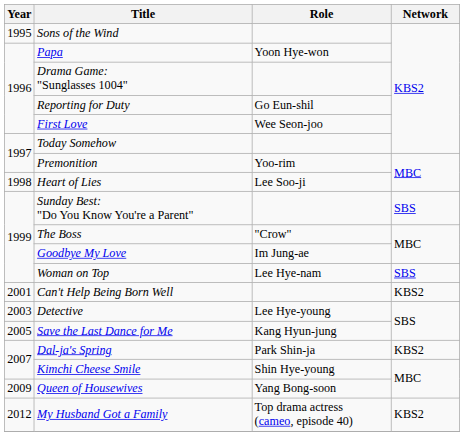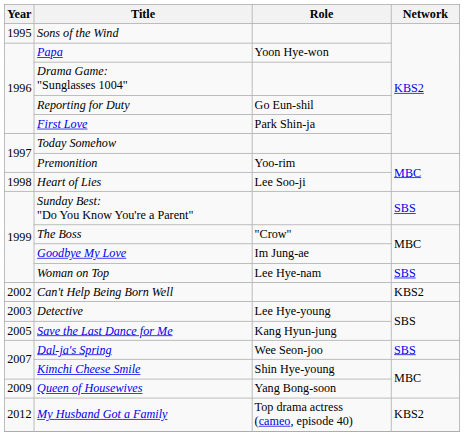(289, 124) Wee Seon-joo -> (285, 124) Park Shin-ja
(19, 292) 2001 -> (19, 292) 2002
(285, 350) Park Shin-ja -> (289, 350) Wee Seon-joo
(409, 350) KBS2 -> (405, 350) SBS
